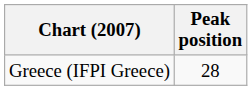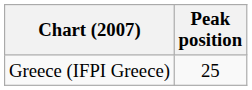(210, 70) 28 -> (210, 70) 25
